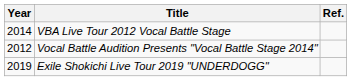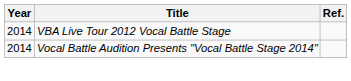(19, 48) 2012 -> (19, 48) 2014
- row: (153, 66)
